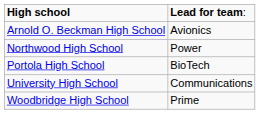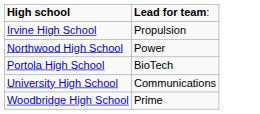- row: (86, 30)
+ row: (52, 30)
